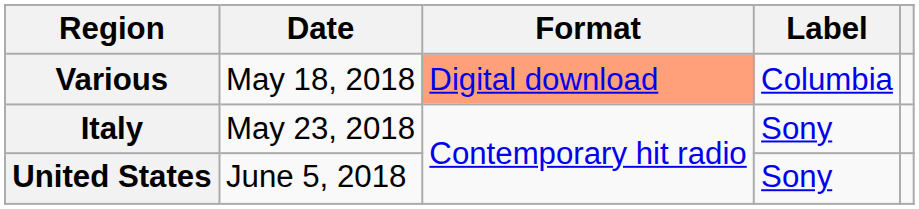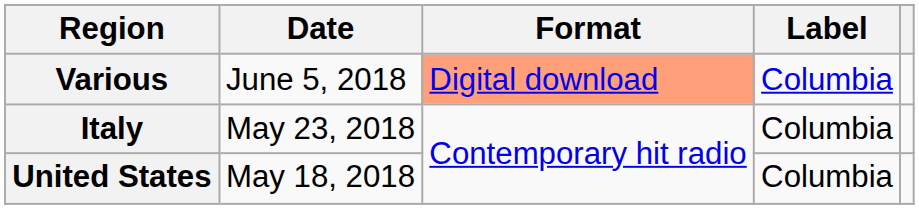(320, 78) May 18, 2018 -> (316, 78) June 5, 2018
(797, 128) Sony -> (827, 128) Columbia
(316, 177) June 5, 2018 -> (320, 177) May 18, 2018
(797, 177) Sony -> (827, 177) Columbia
